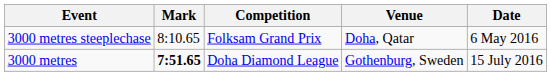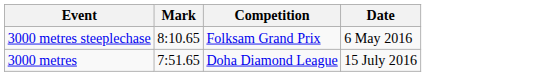- column: (404, 15)
(179, 60) bold -> (179, 60) normal
